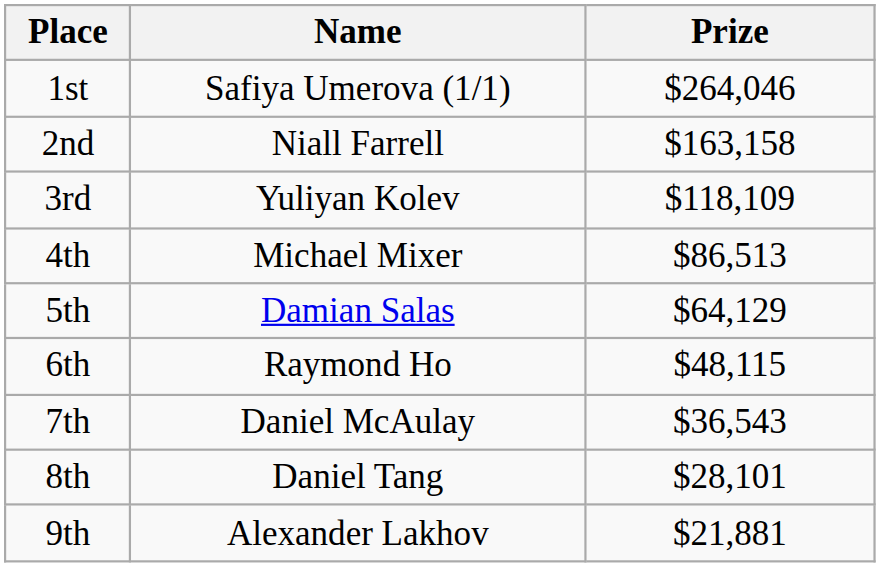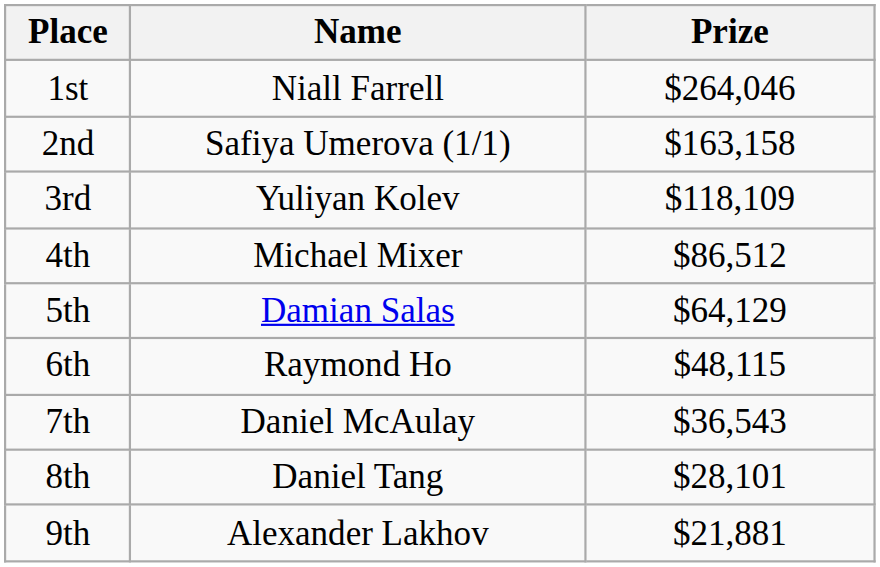(358, 87) Safiya Umerova (1/1) -> (358, 87) Niall Farrell
(358, 143) Niall Farrell -> (358, 143) Safiya Umerova (1/1)
(730, 254) $86,513 -> (730, 254) $86,512
